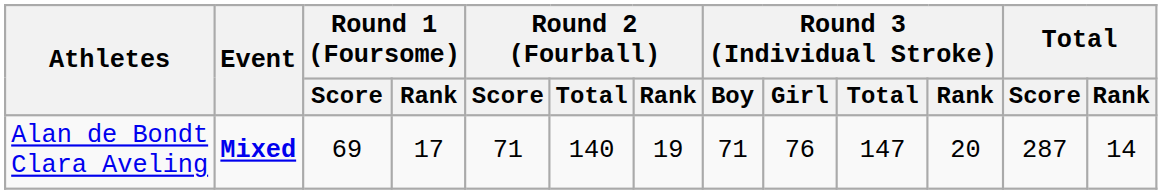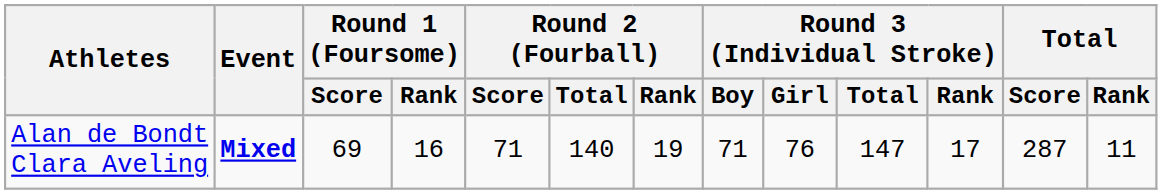(429, 151) 17 -> (429, 151) 16
(965, 151) 20 -> (965, 151) 17
(1121, 151) 14 -> (1121, 151) 11
